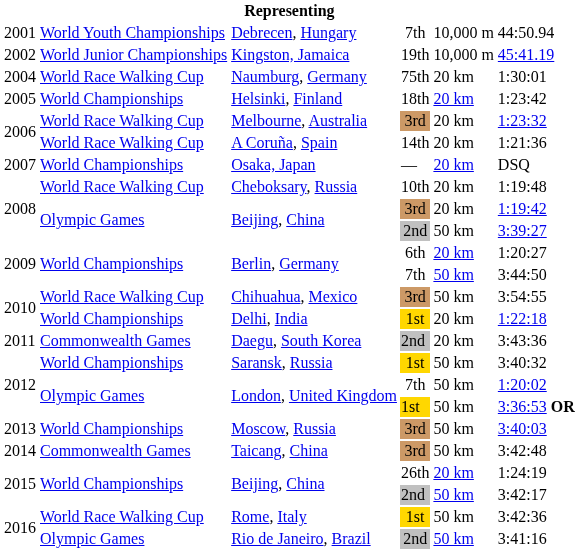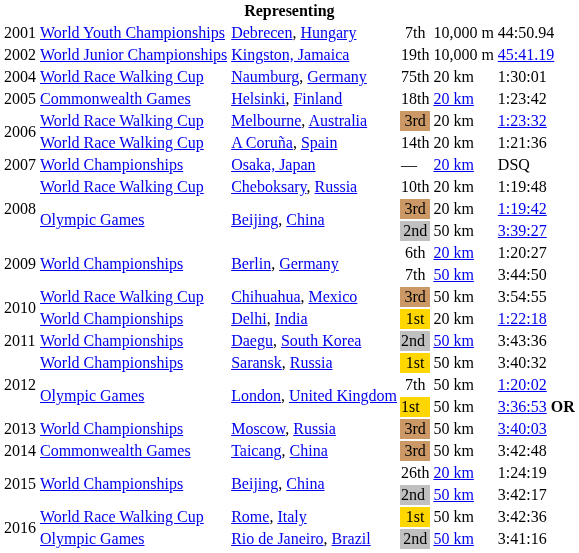(112, 98) World Championships -> (115, 98) Commonwealth Games
(115, 340) Commonwealth Games -> (112, 340) World Championships
(454, 340) 20 km -> (454, 340) 50 km
